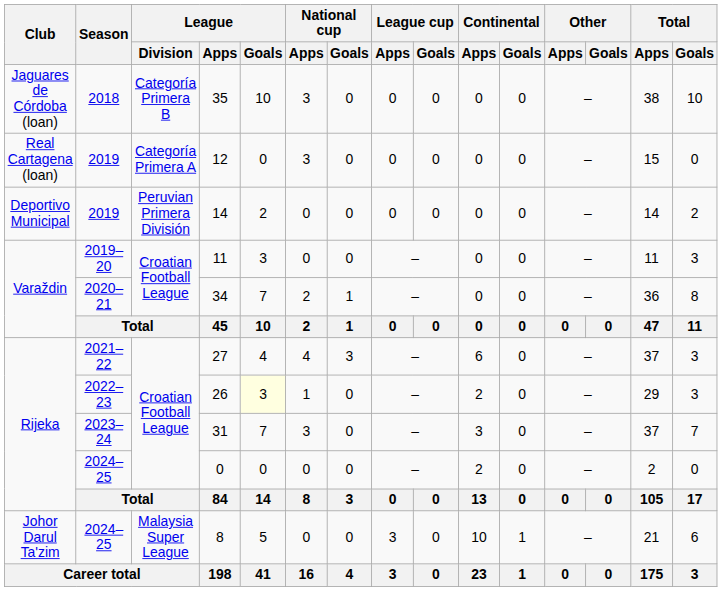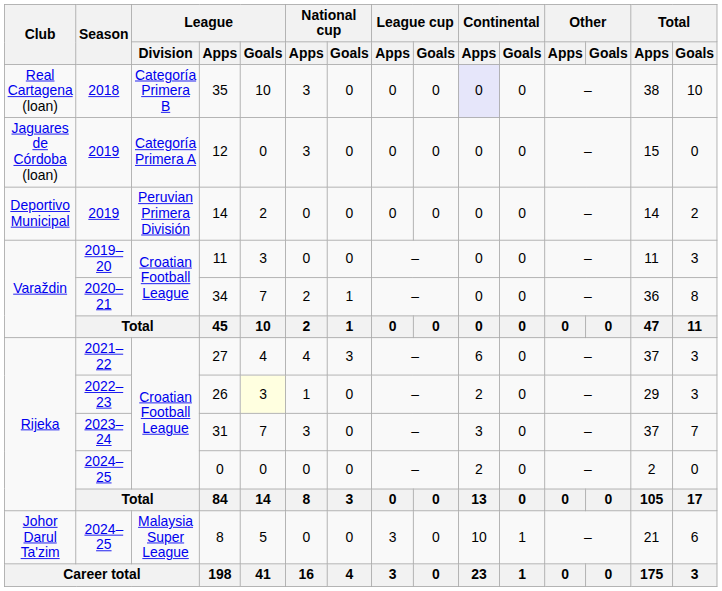(40, 98) Jaguares de Córdoba (loan) -> (40, 91) Real Cartagena (loan)
(479, 98) no background -> (479, 91) lavender background
(40, 160) Real Cartagena (loan) -> (40, 152) Jaguares de Córdoba (loan)
